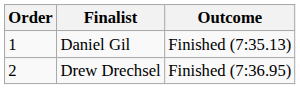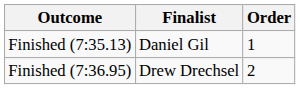columns swapped: (31, 17) <-> (230, 17)
